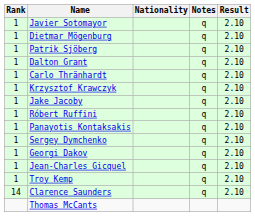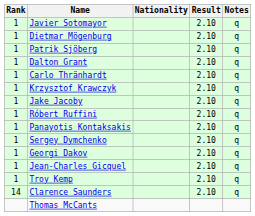columns swapped: (234, 11) <-> (204, 11)
